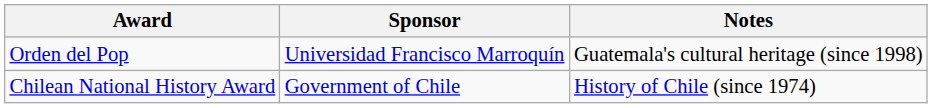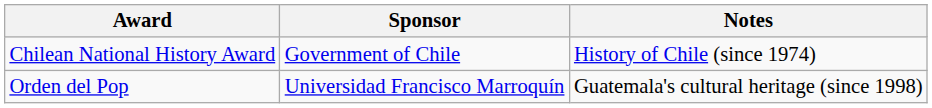rows swapped: (142, 86) <-> (69, 53)
